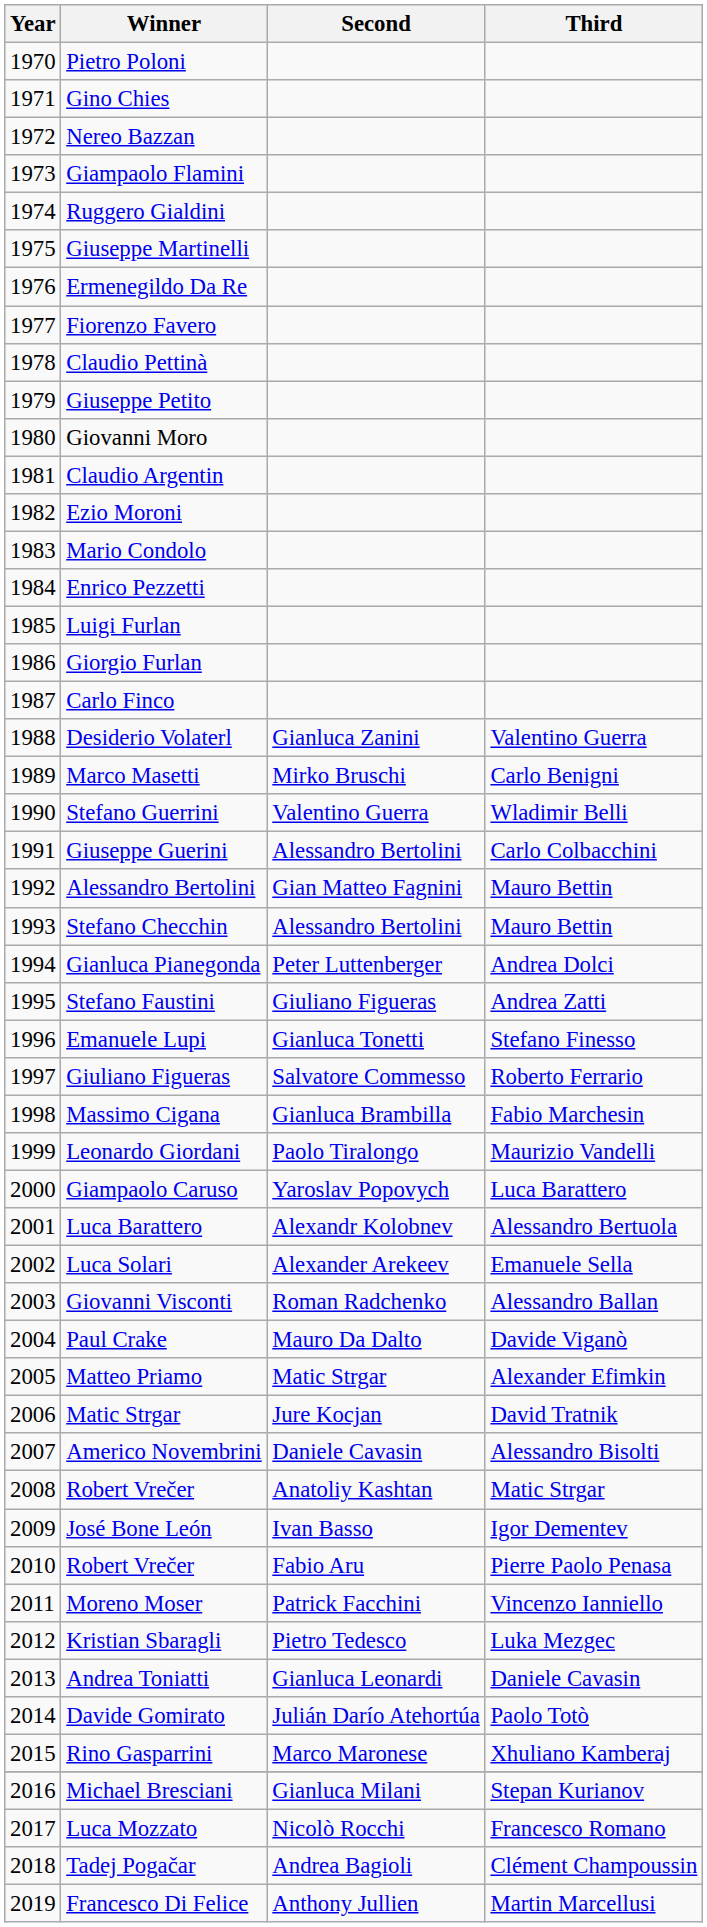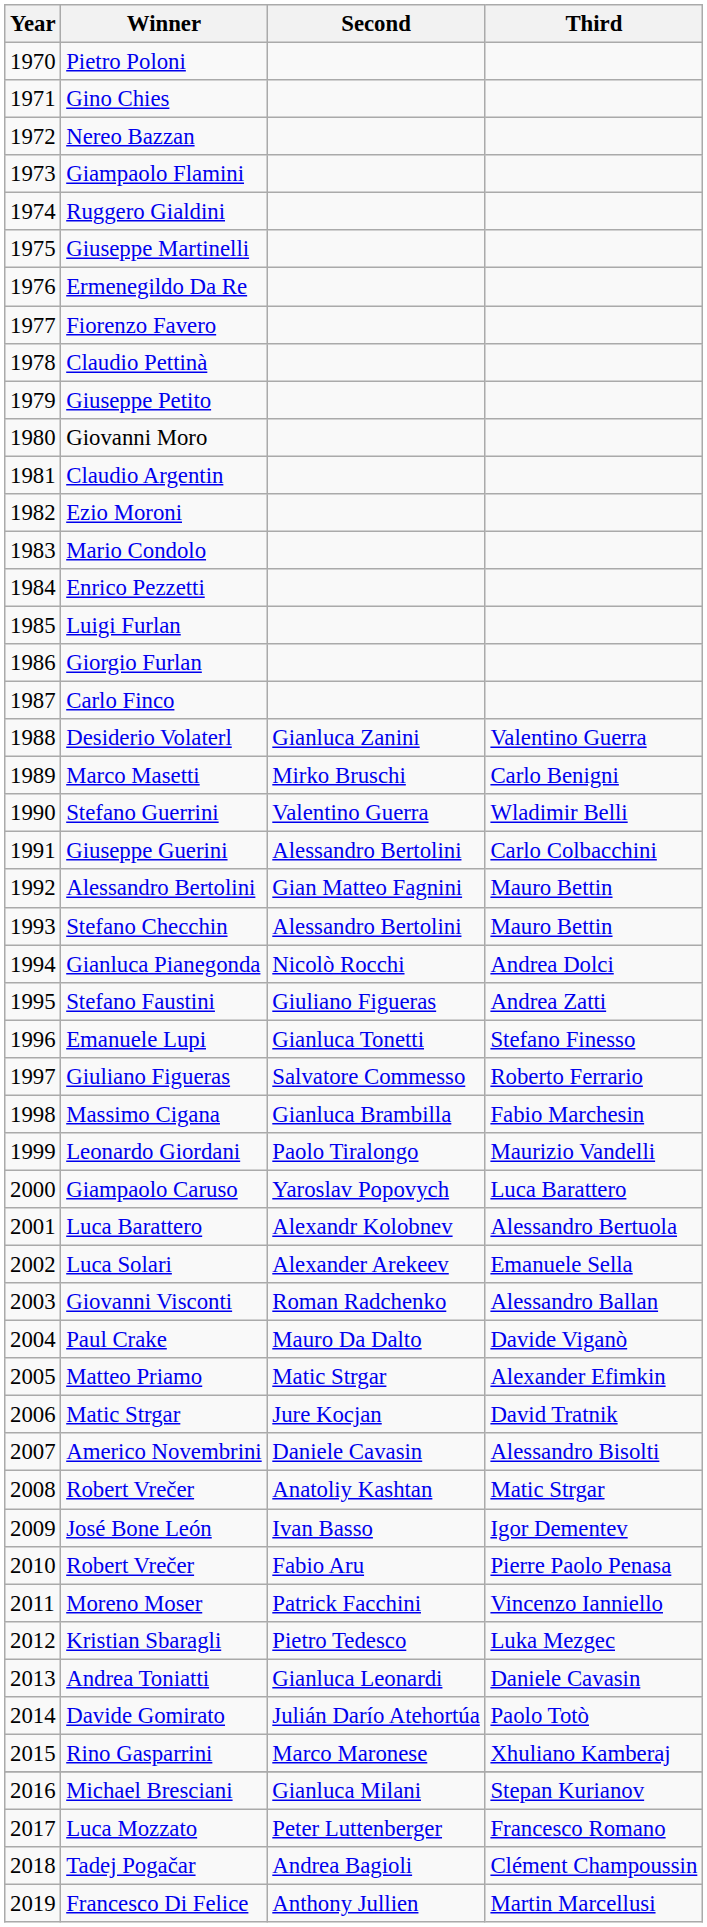(357, 963) Peter Luttenberger -> (338, 963) Nicolò Rocchi
(338, 1827) Nicolò Rocchi -> (357, 1827) Peter Luttenberger
